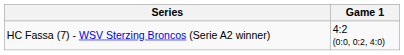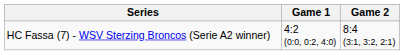+ column: (370, 12)
